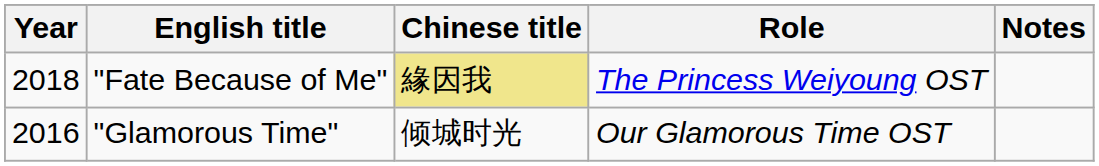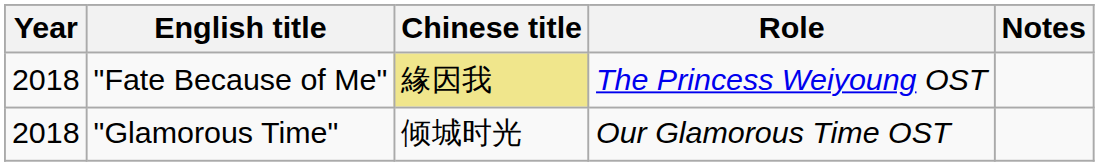(46, 133) 2016 -> (46, 133) 2018
